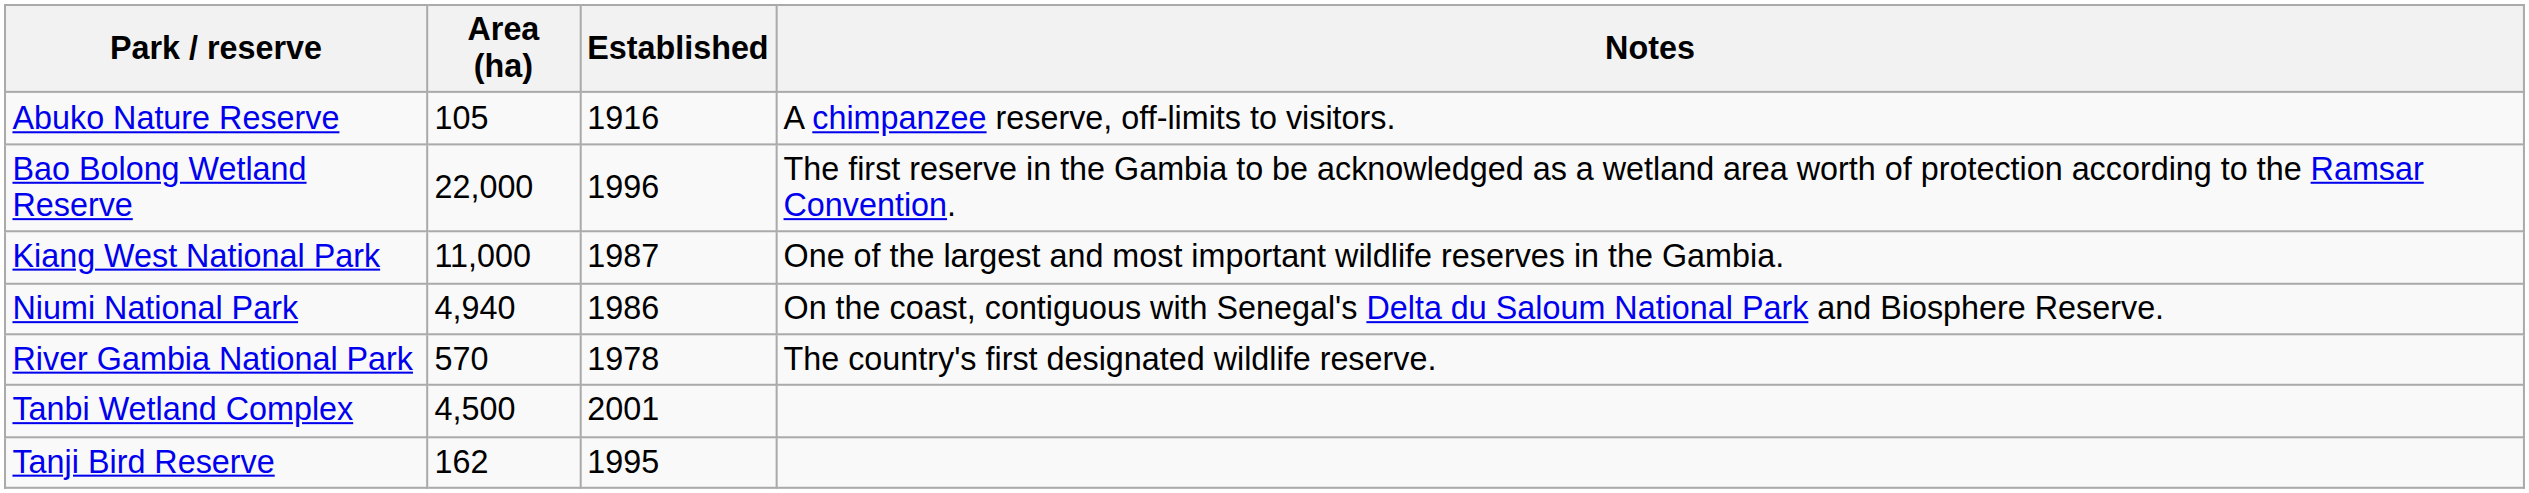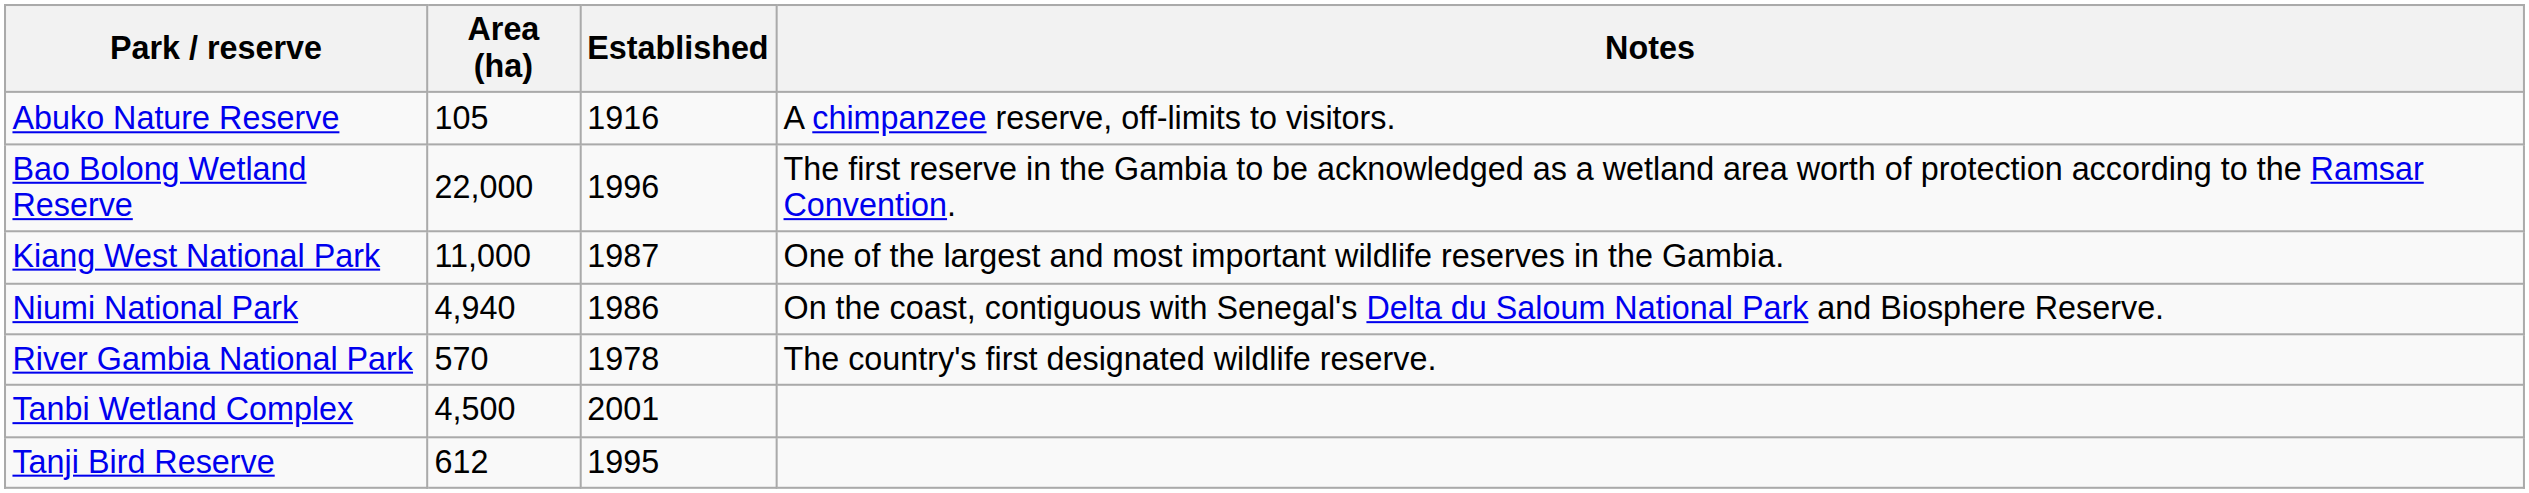(461, 461) 162 -> (461, 461) 612
